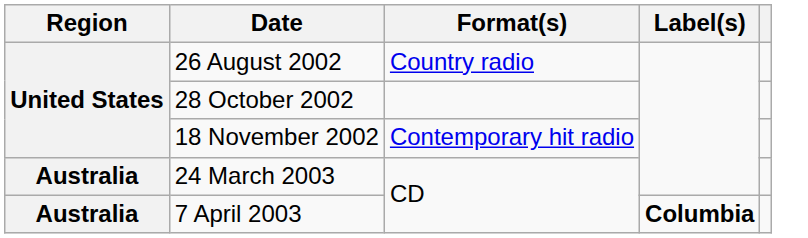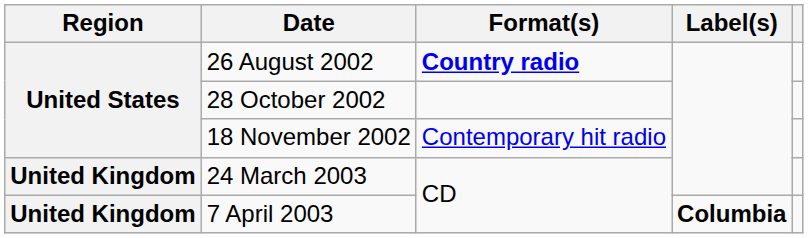(462, 61) normal -> (501, 61) bold
(87, 175) Australia -> (103, 175) United Kingdom
(87, 213) Australia -> (103, 213) United Kingdom
